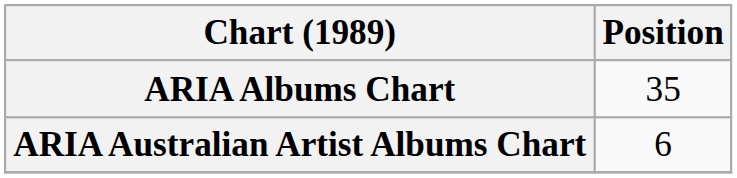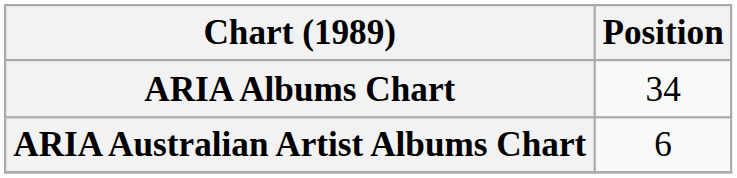(663, 88) 35 -> (663, 88) 34
